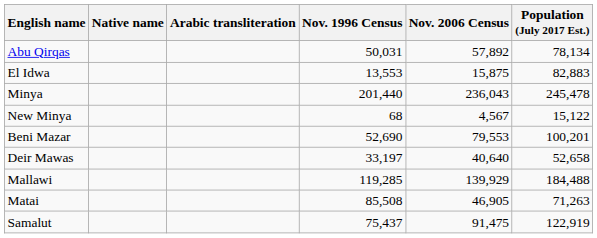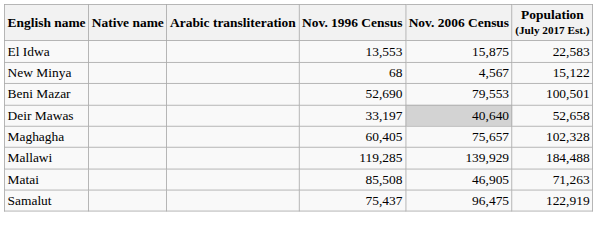- row: (39, 51)
(571, 72) 82,883 -> (571, 51) 22,583
- row: (25, 94)
(568, 136) 100,201 -> (568, 94) 100,501
(491, 158) no background -> (491, 115) lightgrey background
+ row: (36, 136)
(491, 222) 91,475 -> (491, 200) 96,475
